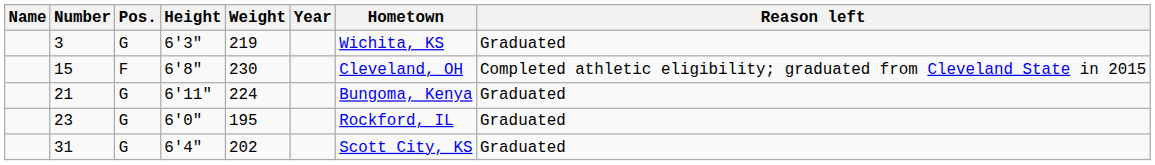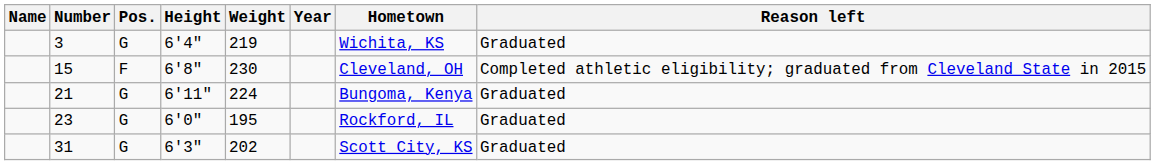(183, 43) 6'3" -> (183, 43) 6'4"
(183, 147) 6'4" -> (183, 147) 6'3"
